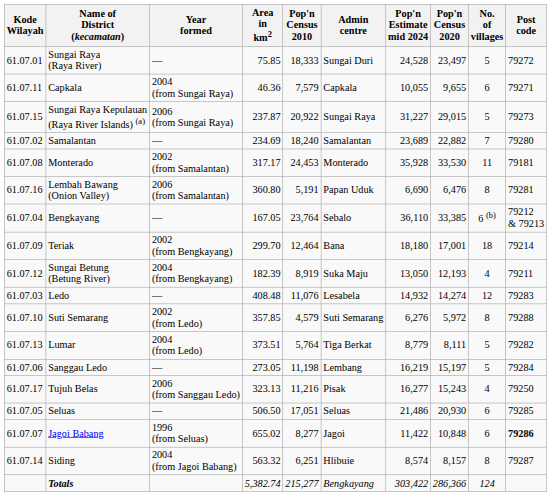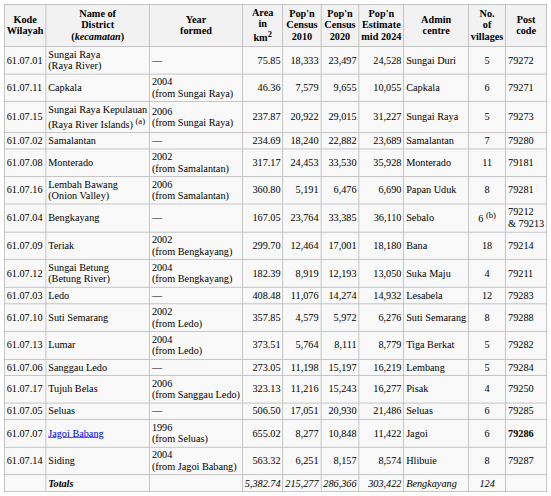columns swapped: (450, 25) <-> (353, 25)
